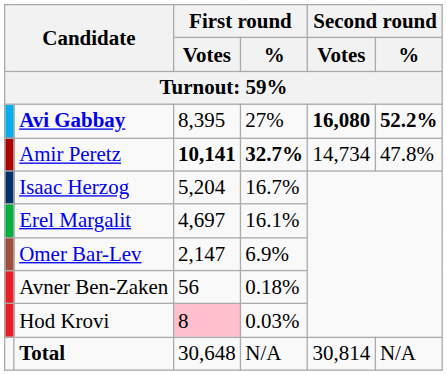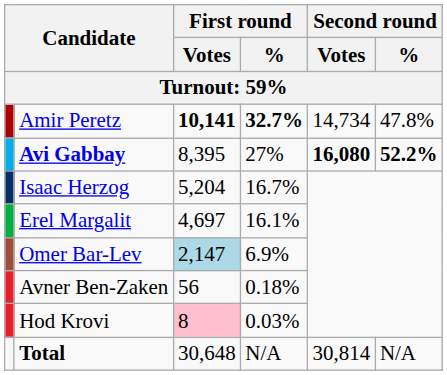rows swapped: (72, 120) <-> (70, 154)
(202, 253) no background -> (202, 253) lightblue background
